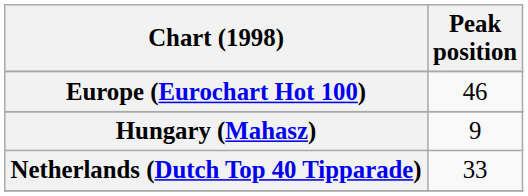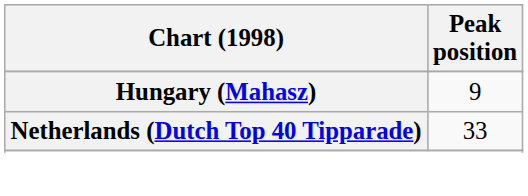- row: (216, 91)
